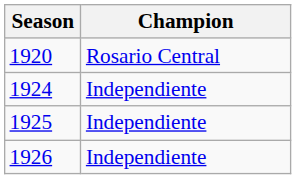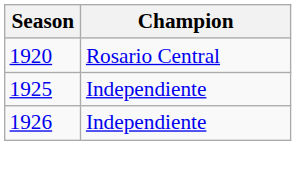- row: (31, 88)
